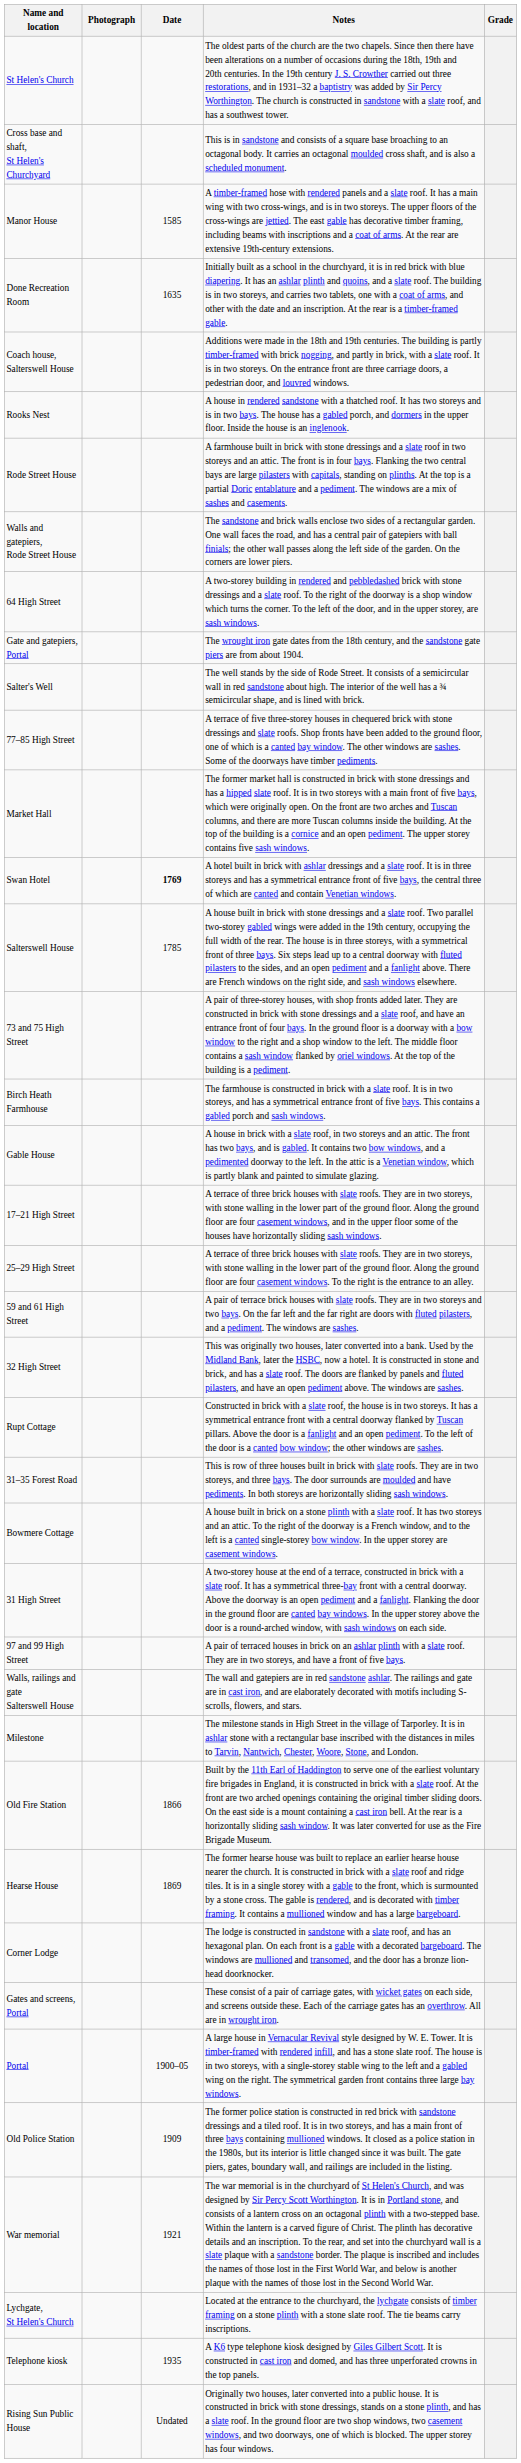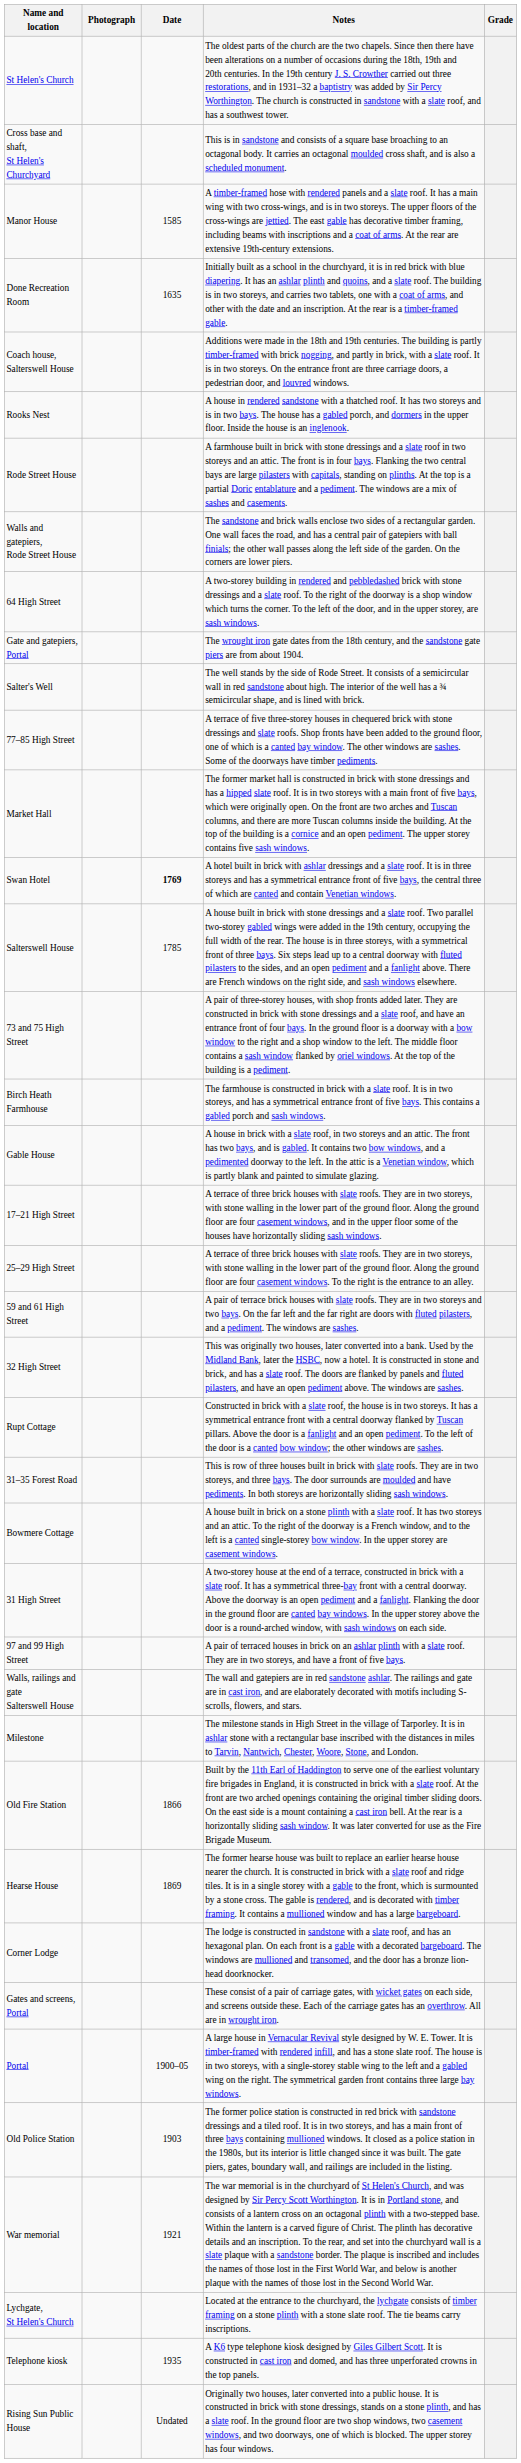(172, 2139) 1909 -> (172, 2139) 1903
